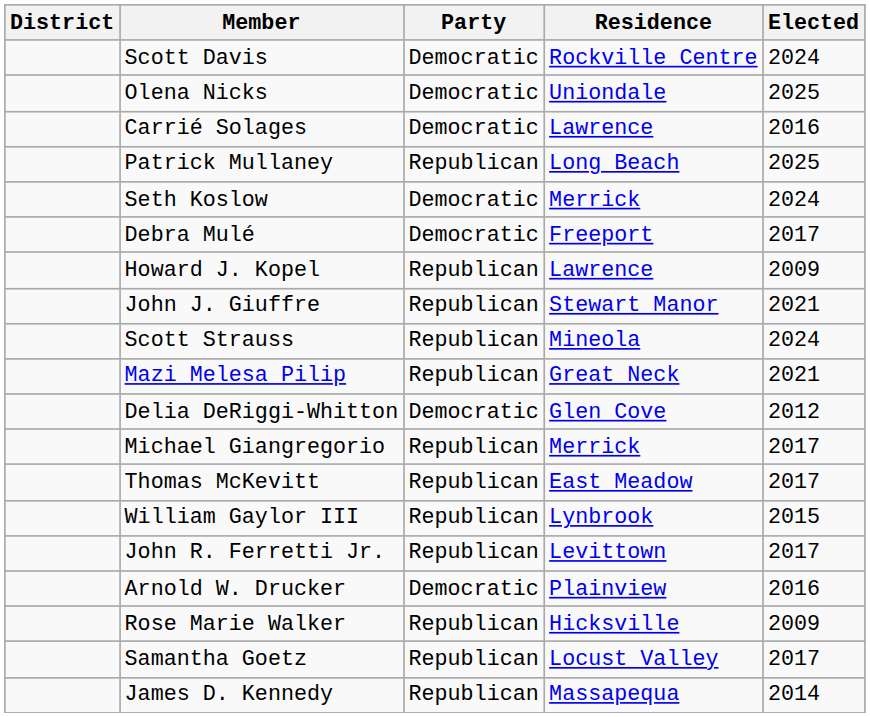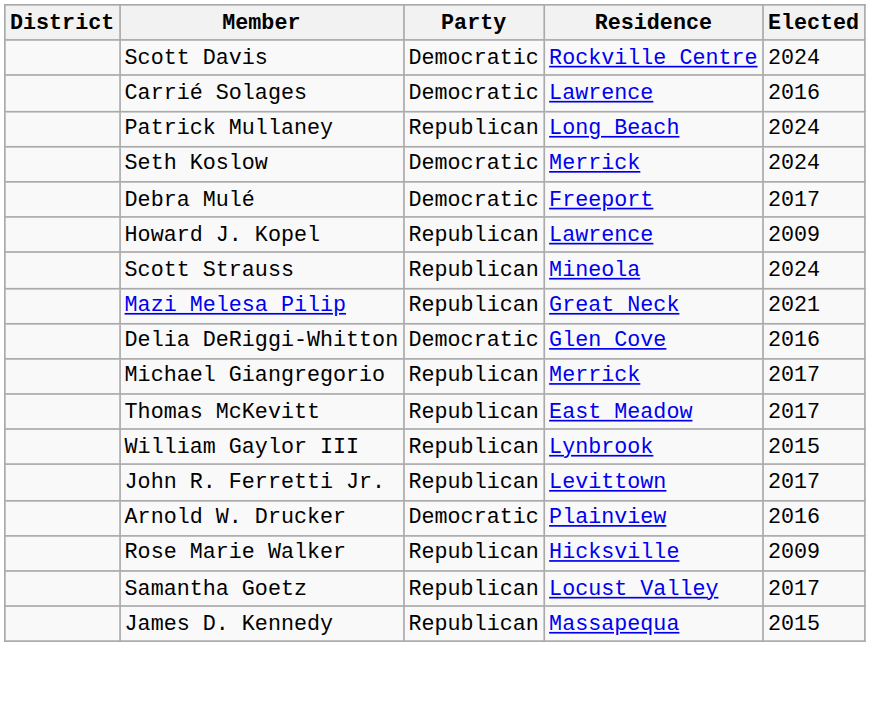- row: (196, 93)
(794, 164) 2025 -> (794, 129) 2024
- row: (222, 306)
(794, 412) 2012 -> (794, 341) 2016
(794, 695) 2014 -> (794, 624) 2015
